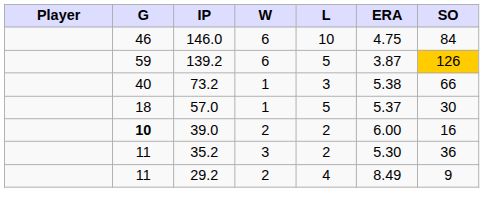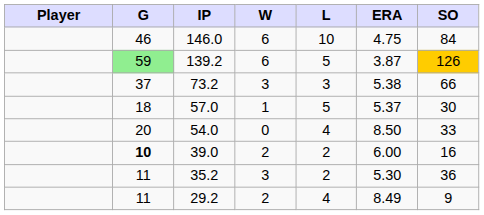(143, 61) no background -> (143, 61) lightgreen background
(143, 84) 40 -> (143, 84) 37
(265, 84) 1 -> (265, 84) 3
+ row: (204, 130)
